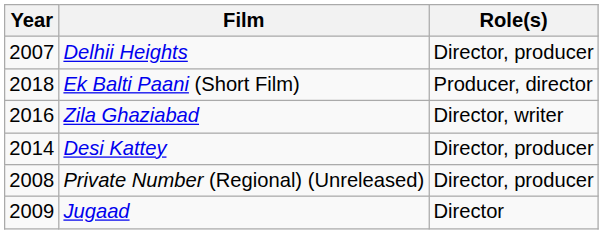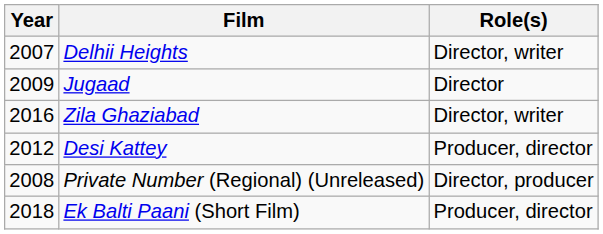(514, 52) Director, producer -> (498, 52) Director, writer
rows swapped: (96, 212) <-> (182, 84)
(32, 148) 2014 -> (32, 148) 2012
(514, 148) Director, producer -> (513, 148) Producer, director
